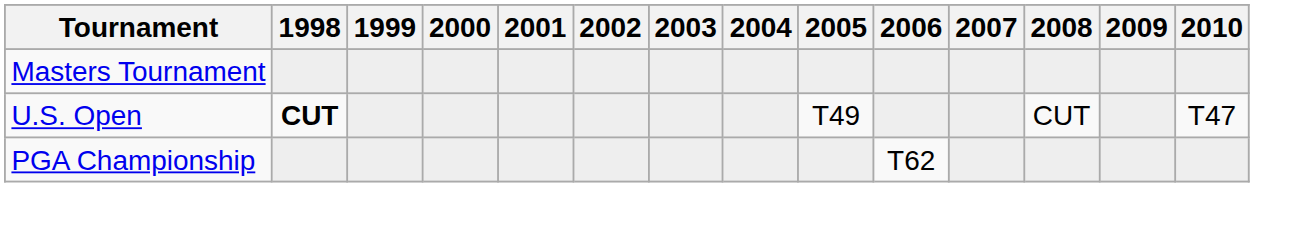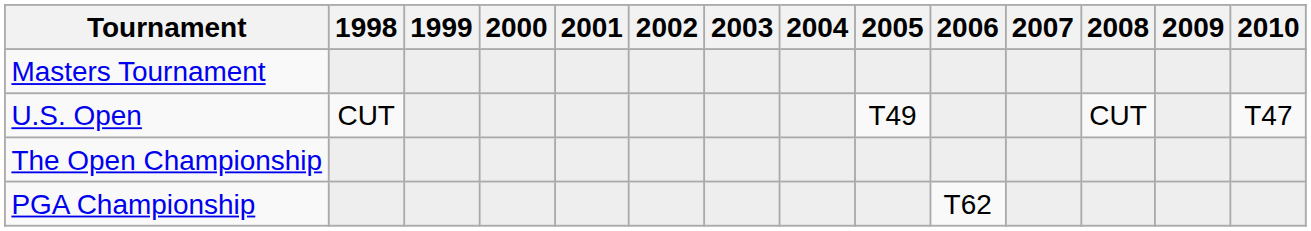(310, 116) bold -> (366, 116) normal
+ row: (167, 160)
